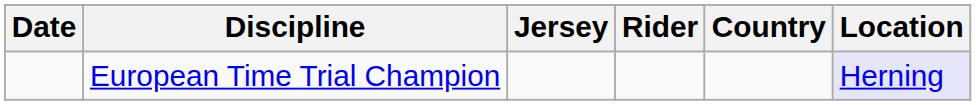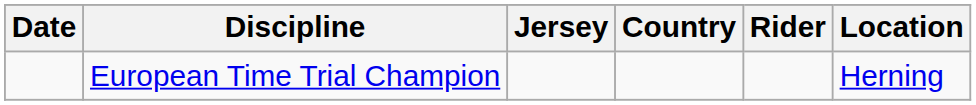columns swapped: (660, 28) <-> (769, 28)
(892, 75) lavender background -> (892, 75) no background
